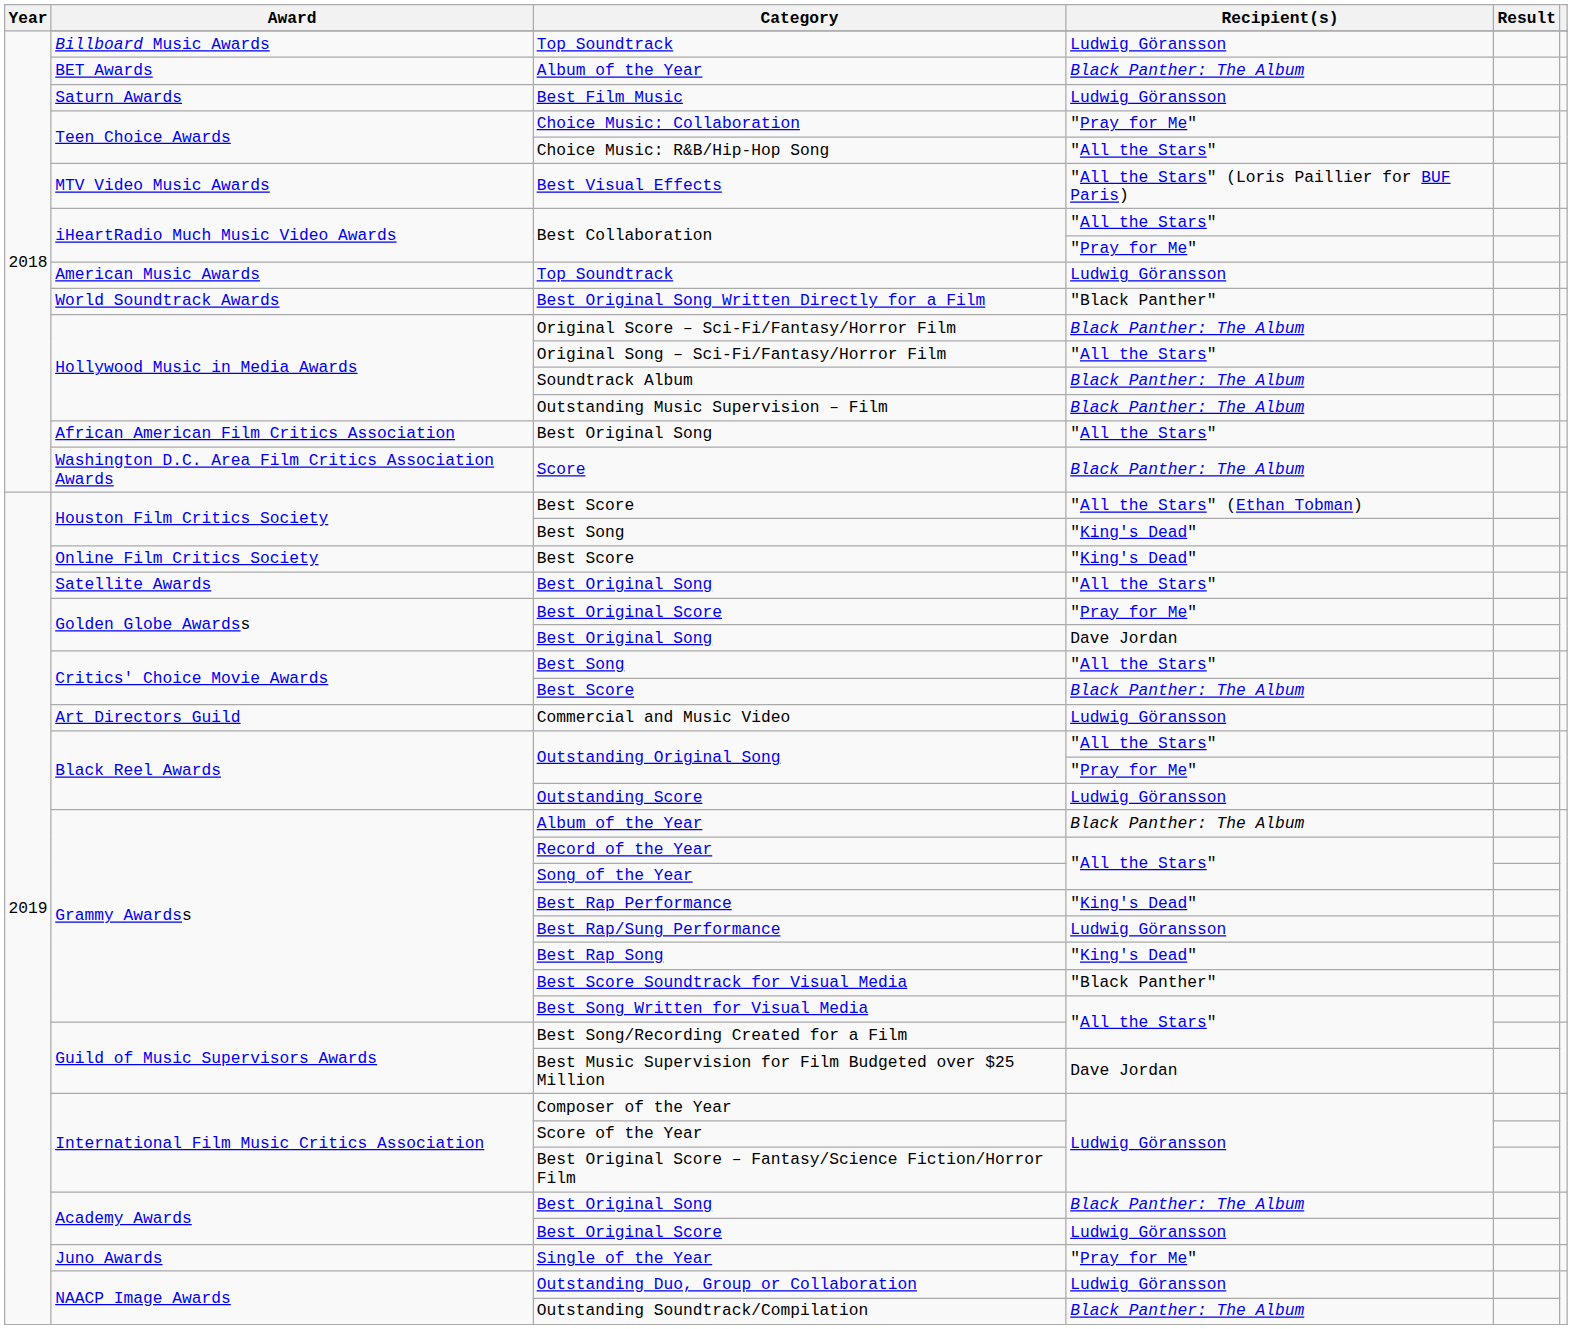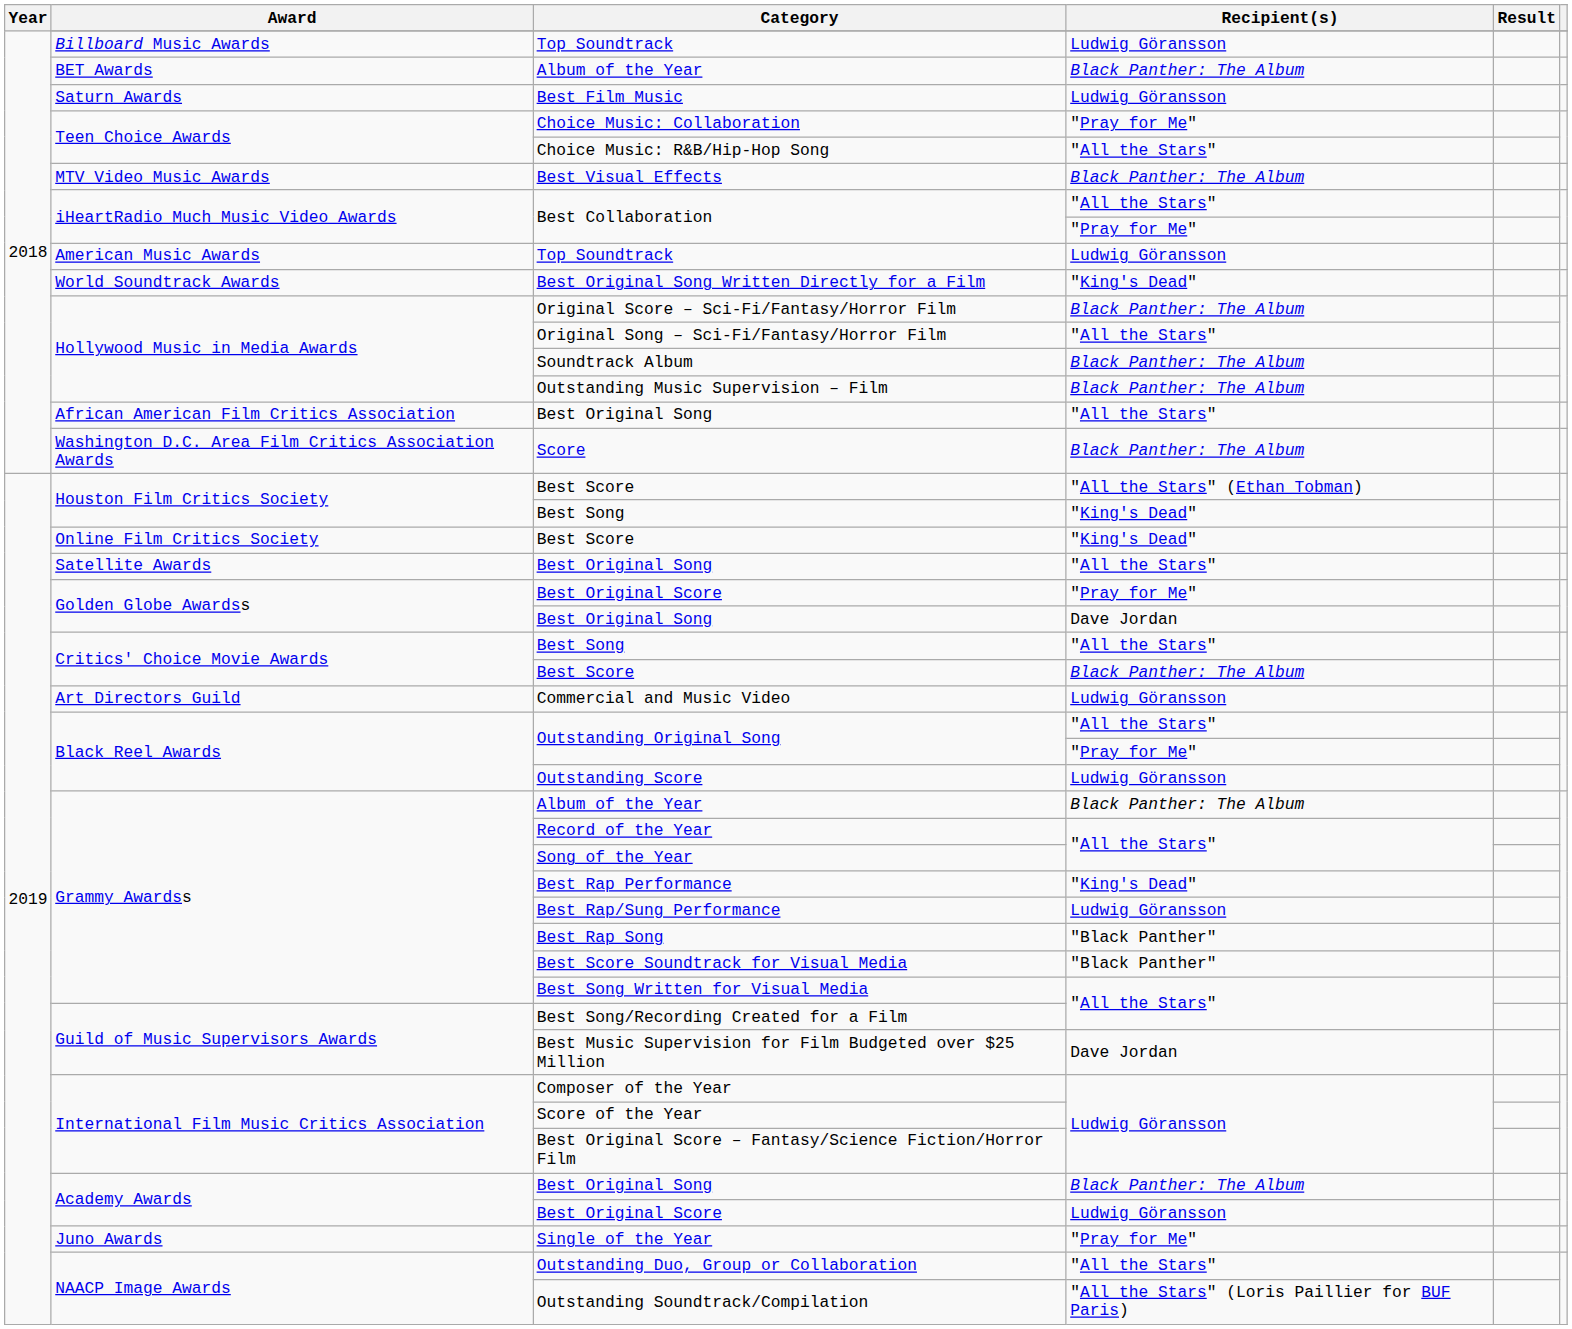(1260, 186) "All the Stars" (Loris Paillier for BUF Paris) -> (1187, 177) Black Panther: The Album
(1143, 301) "Black Panther" -> (1134, 283) "King's Dead"
(1134, 956) "King's Dead" -> (1143, 937) "Black Panther"
(1148, 1285) Ludwig Göransson -> (1143, 1266) "All the Stars"
(1187, 1311) Black Panther: The Album -> (1260, 1302) "All the Stars" (Loris Paillier for BUF Paris)
